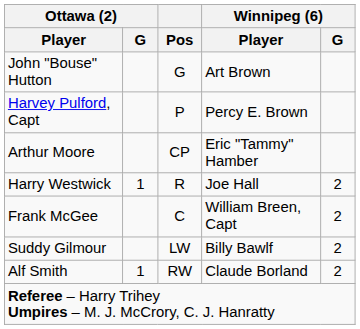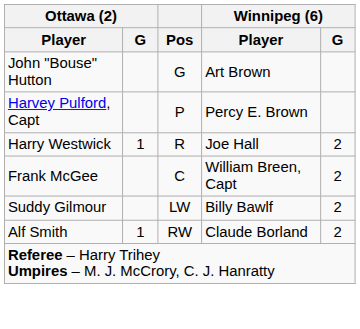- row: (51, 152)
